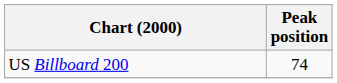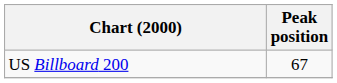(299, 63) 74 -> (299, 63) 67
